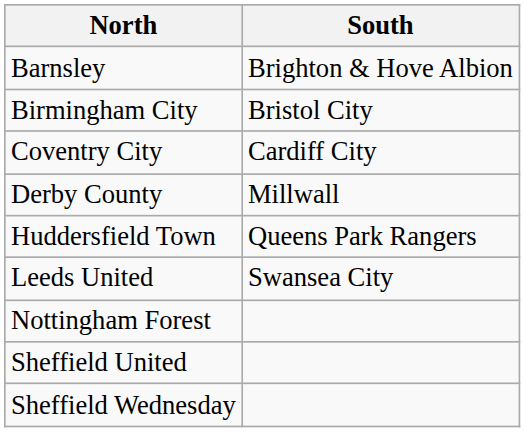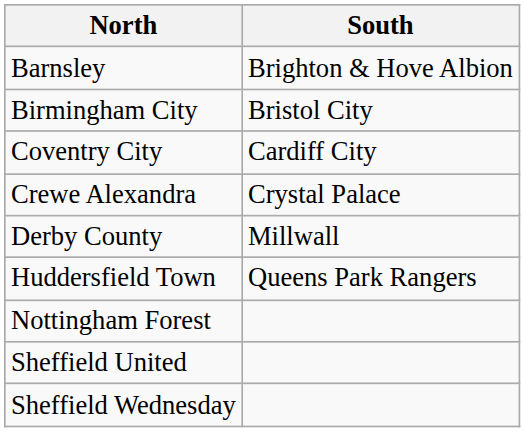+ row: (104, 194)
- row: (82, 278)
